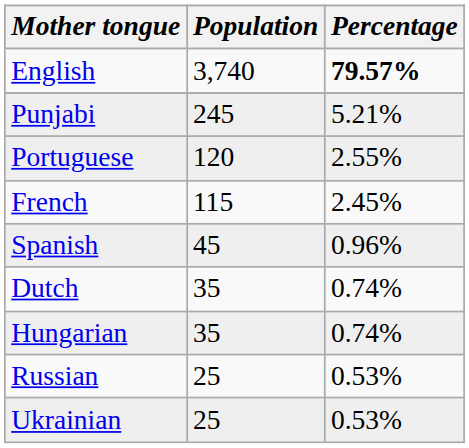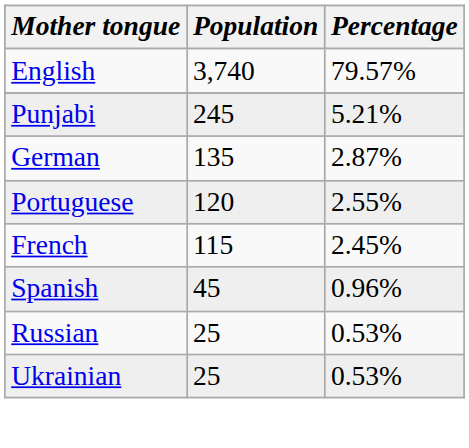(376, 70) bold -> (373, 70) normal
+ row: (56, 157)
- row: (45, 288)
- row: (69, 332)
